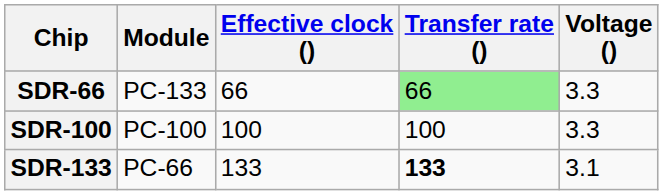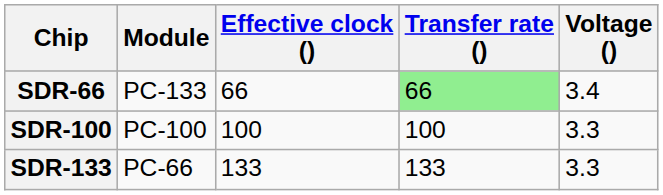(582, 90) 3.3 -> (582, 90) 3.4
(425, 168) bold -> (425, 168) normal
(582, 168) 3.1 -> (582, 168) 3.3
